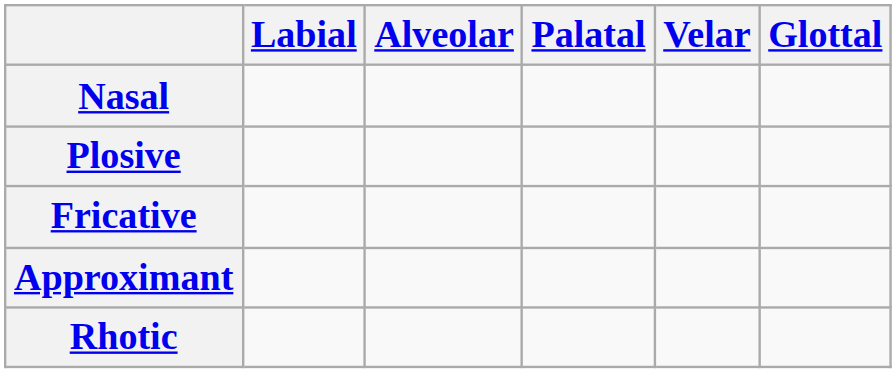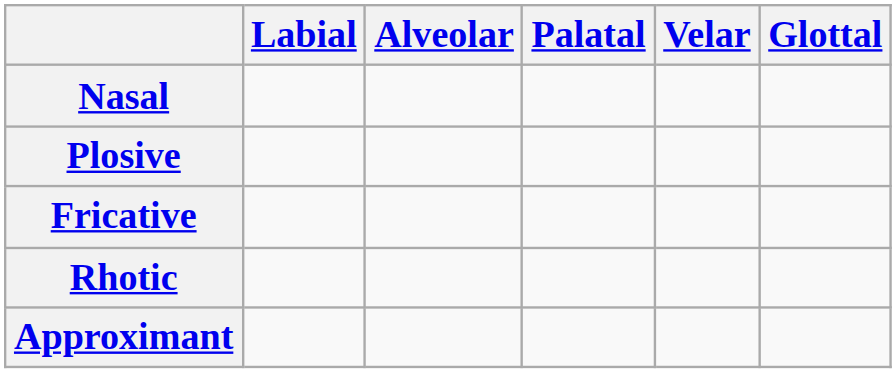rows swapped: (124, 276) <-> (124, 336)
